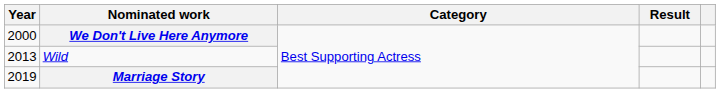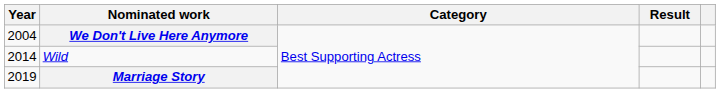(22, 35) 2000 -> (22, 35) 2004
(22, 56) 2013 -> (22, 56) 2014
